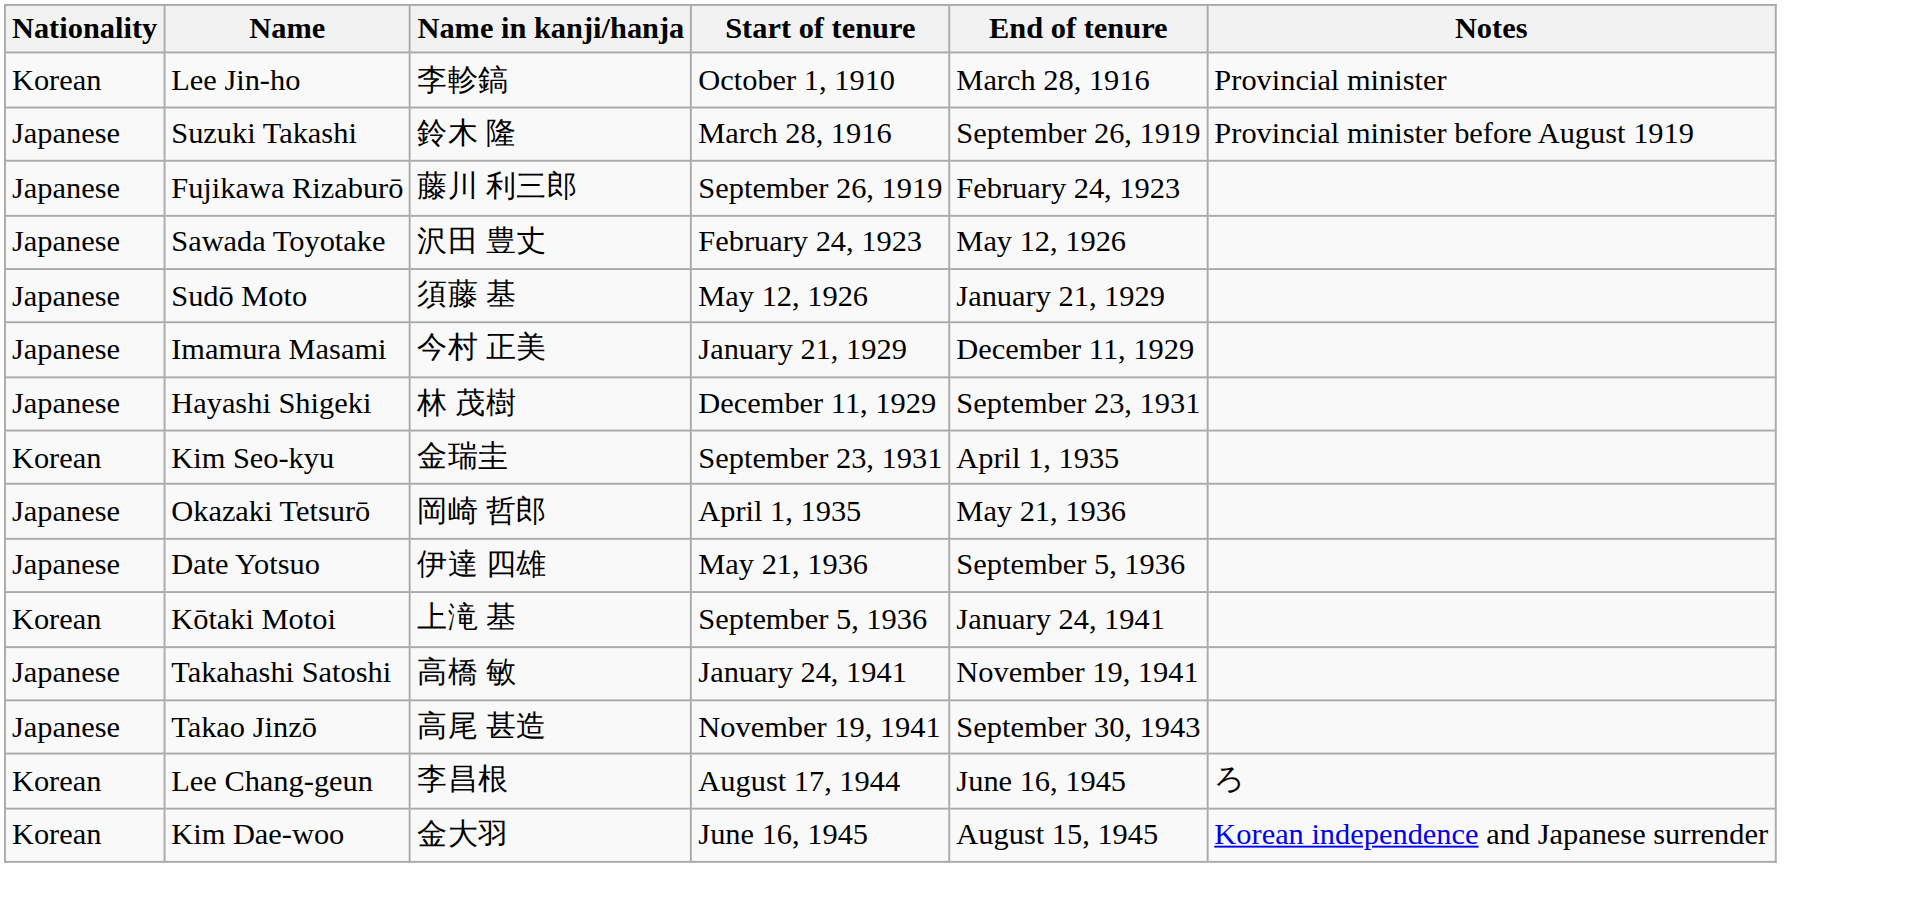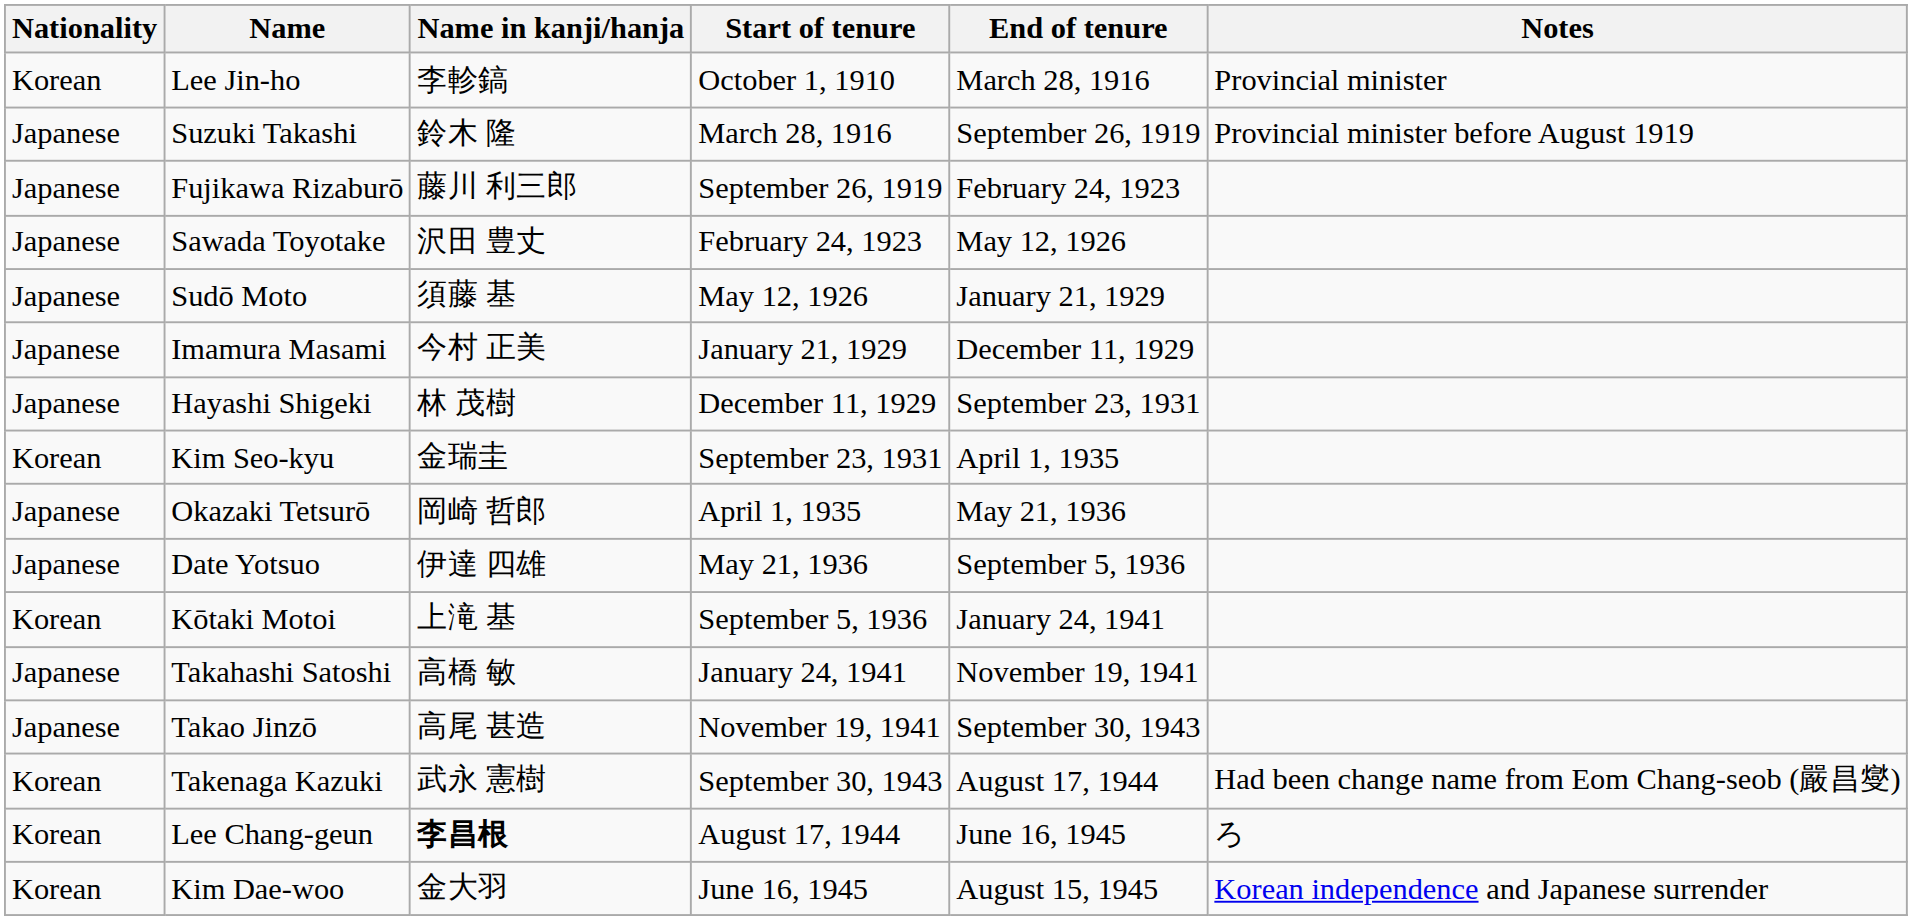+ row: (277, 780)
(463, 779) normal -> (463, 833) bold
